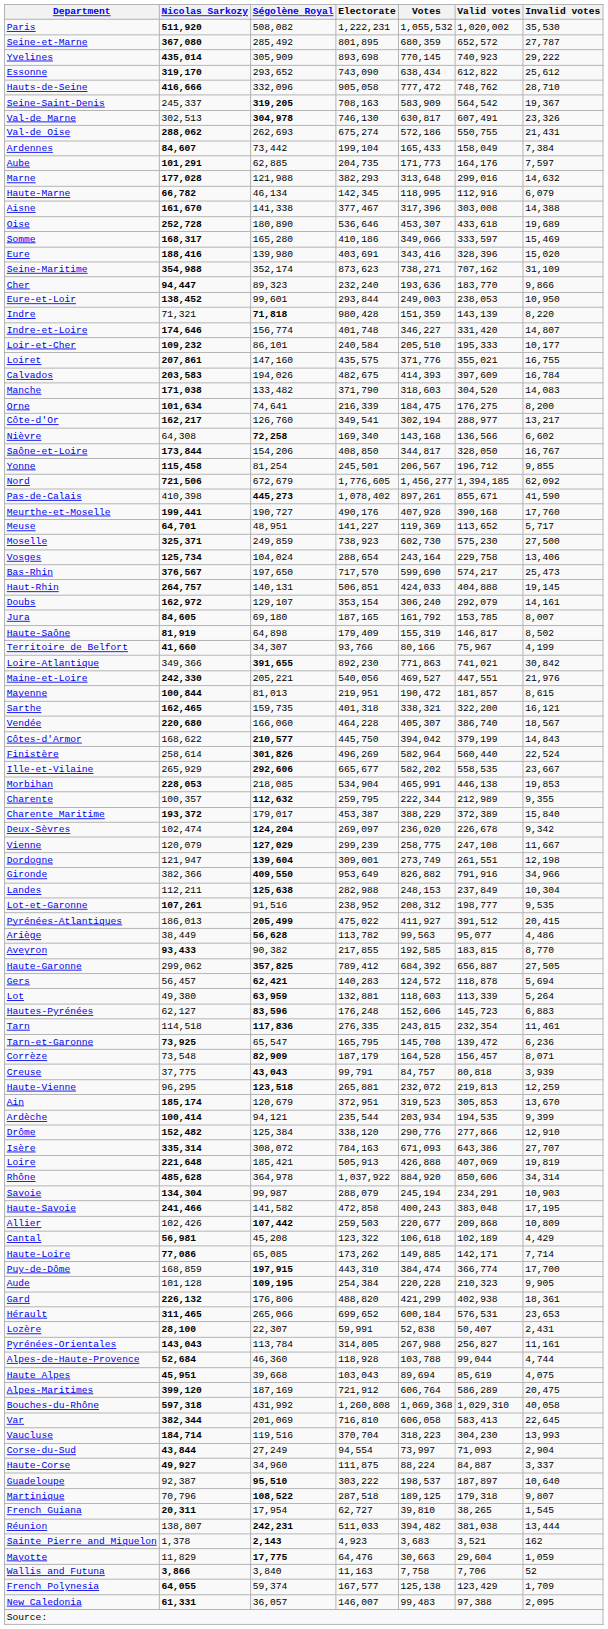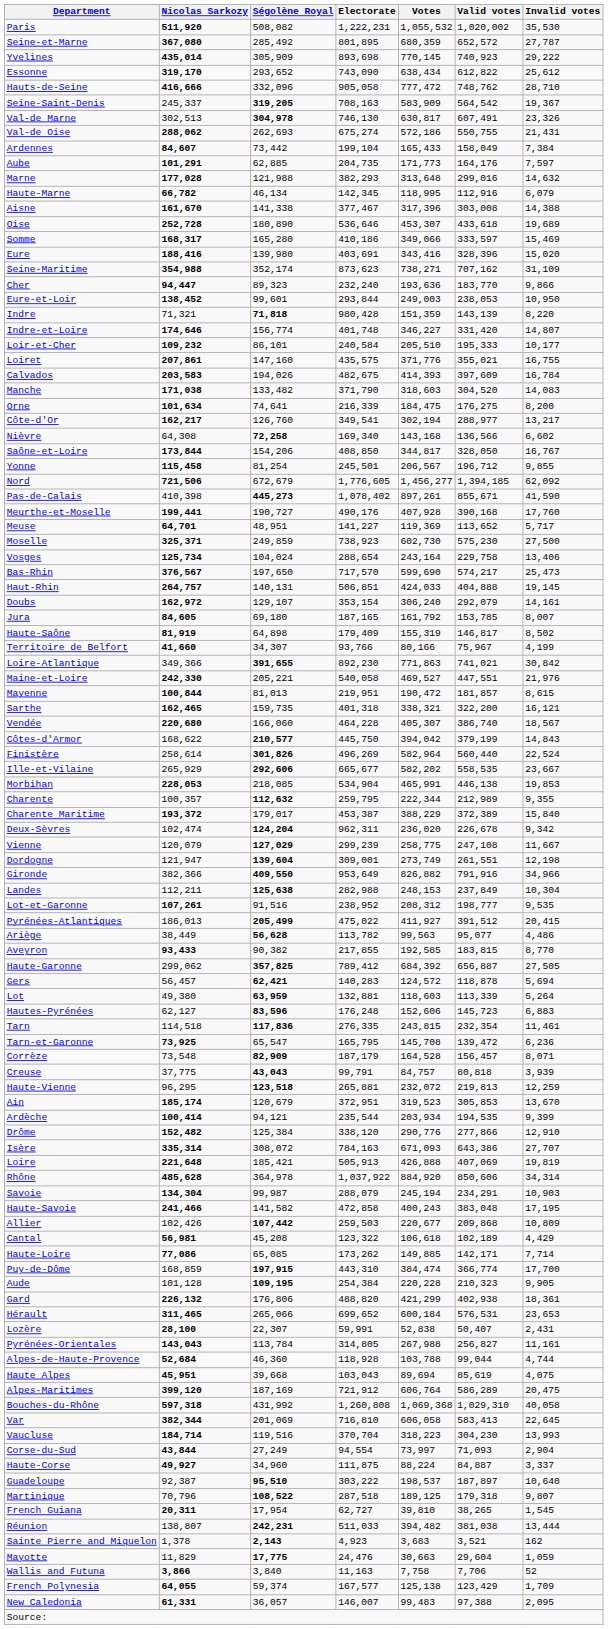(358, 678) 540,056 -> (358, 678) 540,058
(358, 830) 269,097 -> (358, 830) 962,311
(355, 1557) 64,476 -> (355, 1557) 24,476
